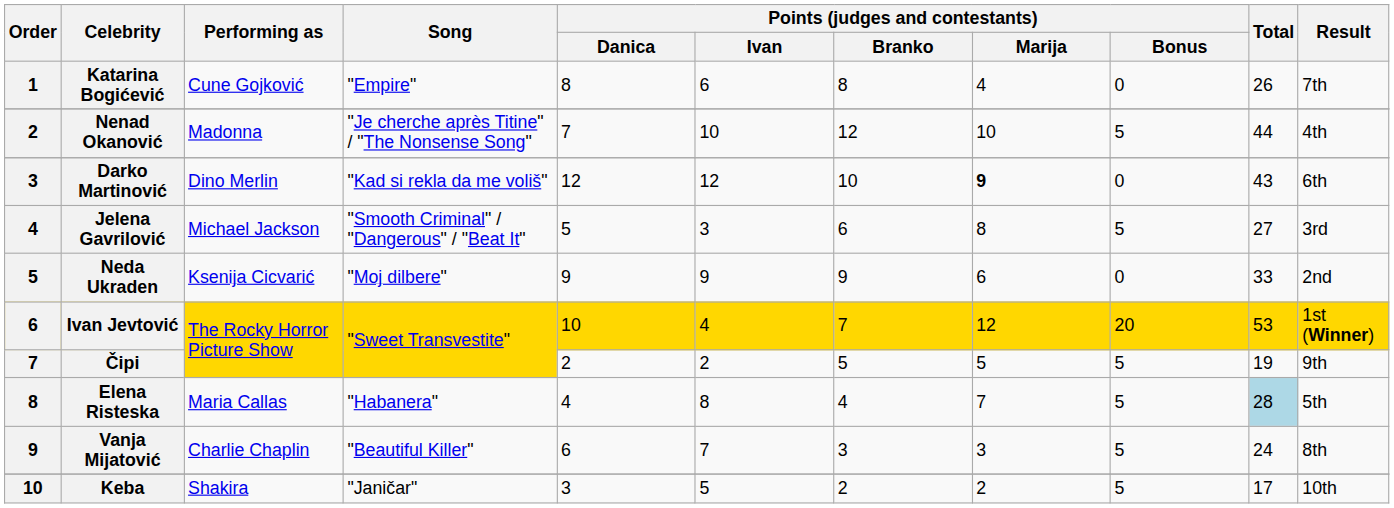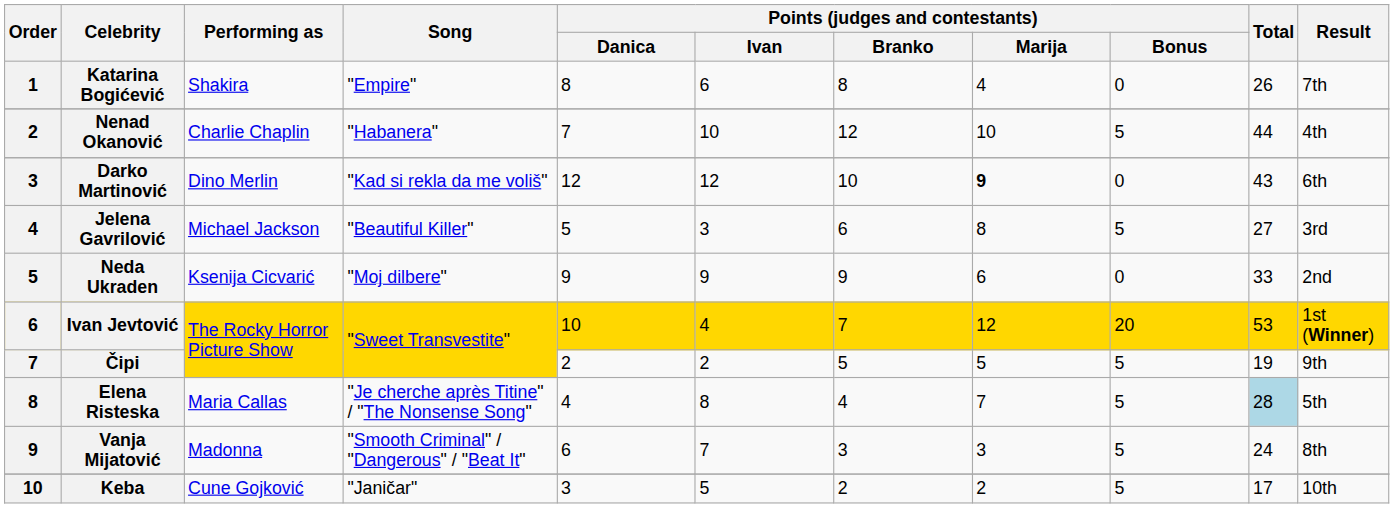(246, 84) Cune Gojković -> (218, 84) Shakira
(225, 133) Madonna -> (249, 133) Charlie Chaplin
(446, 133) "Je cherche après Titine" / "The Nonsense Song" -> (393, 133) "Habanera"
(437, 229) "Smooth Criminal" / "Dangerous" / "Beat It" -> (410, 229) "Beautiful Killer"
(393, 401) "Habanera" -> (446, 401) "Je cherche après Titine" / "The Nonsense Song"
(249, 450) Charlie Chaplin -> (225, 450) Madonna
(410, 450) "Beautiful Killer" -> (437, 450) "Smooth Criminal" / "Dangerous" / "Beat It"
(218, 488) Shakira -> (246, 488) Cune Gojković
